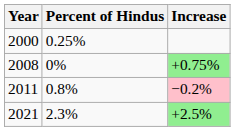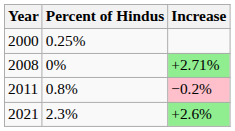(195, 65) +0.75% -> (195, 65) +2.71%
(192, 114) +2.5% -> (192, 114) +2.6%
